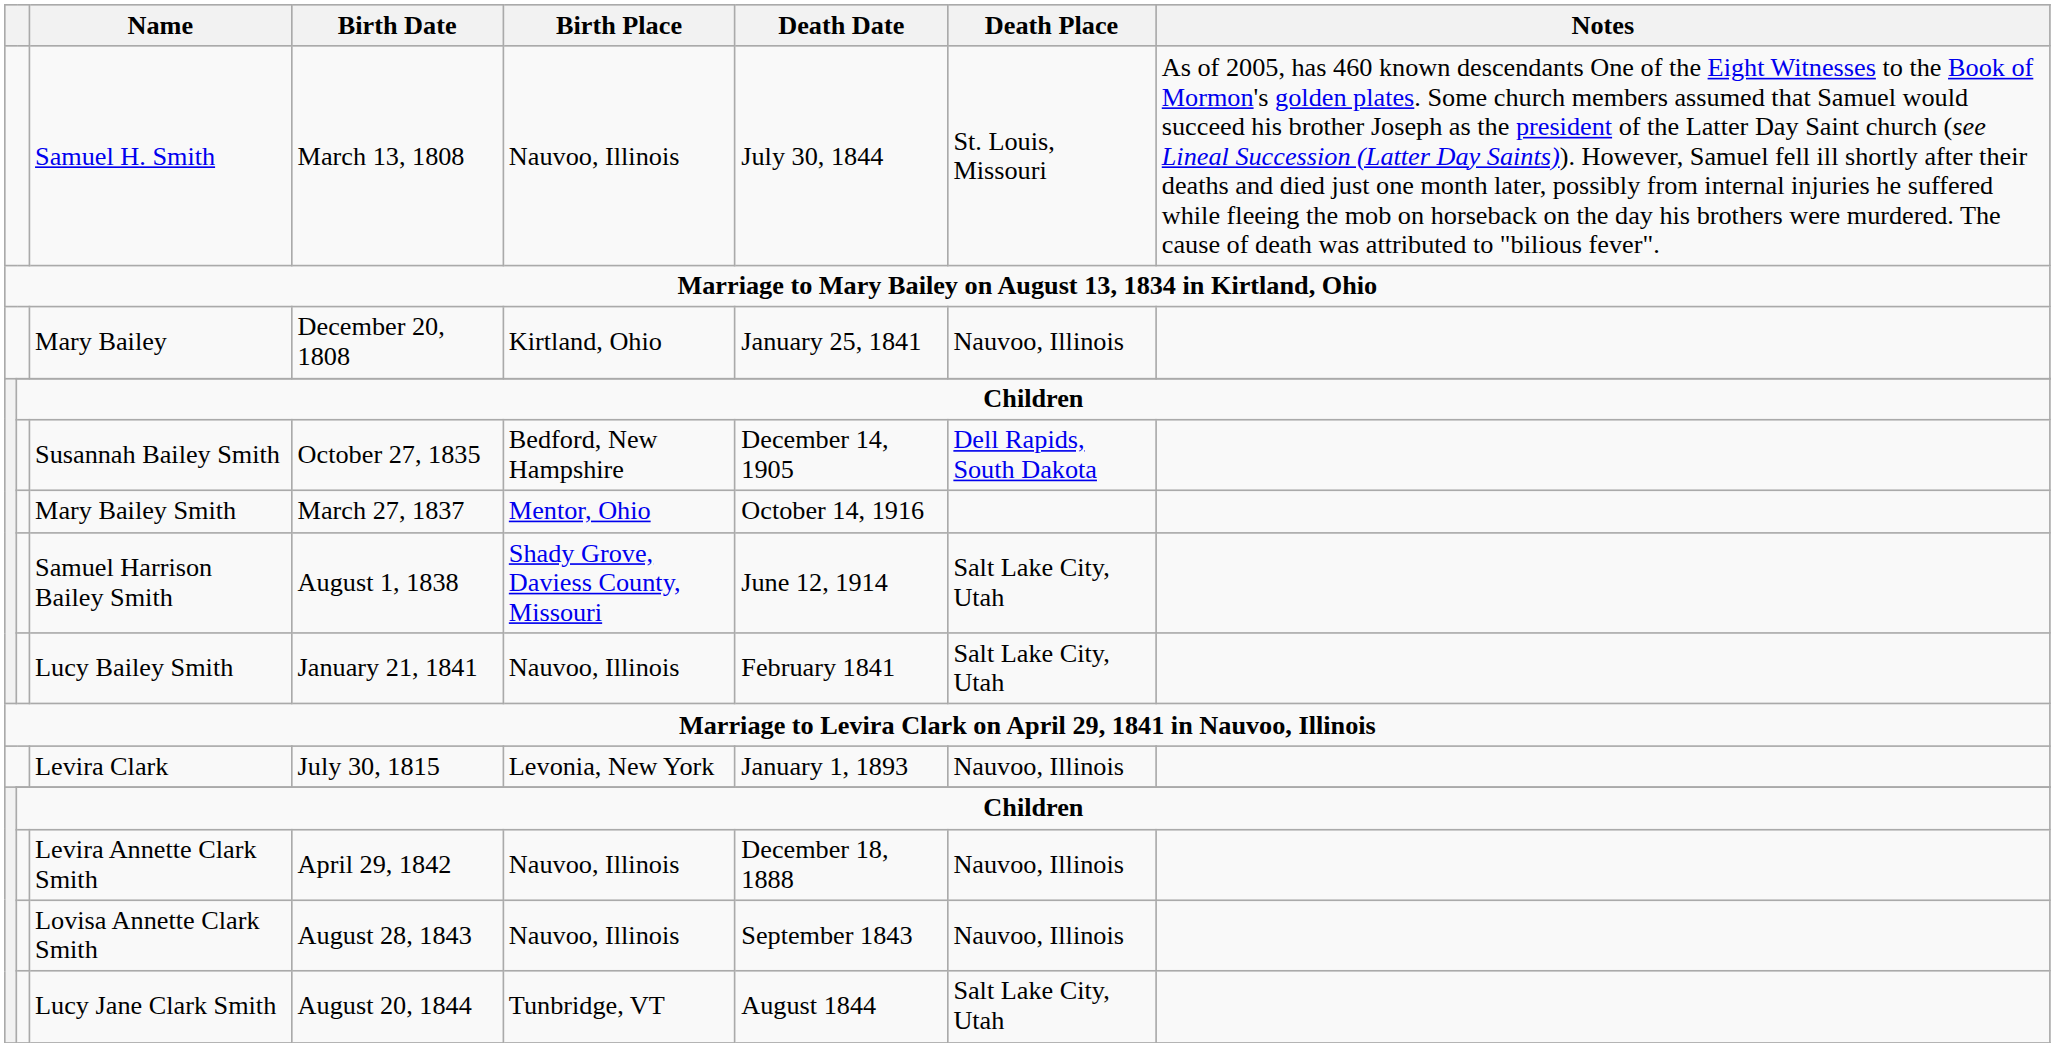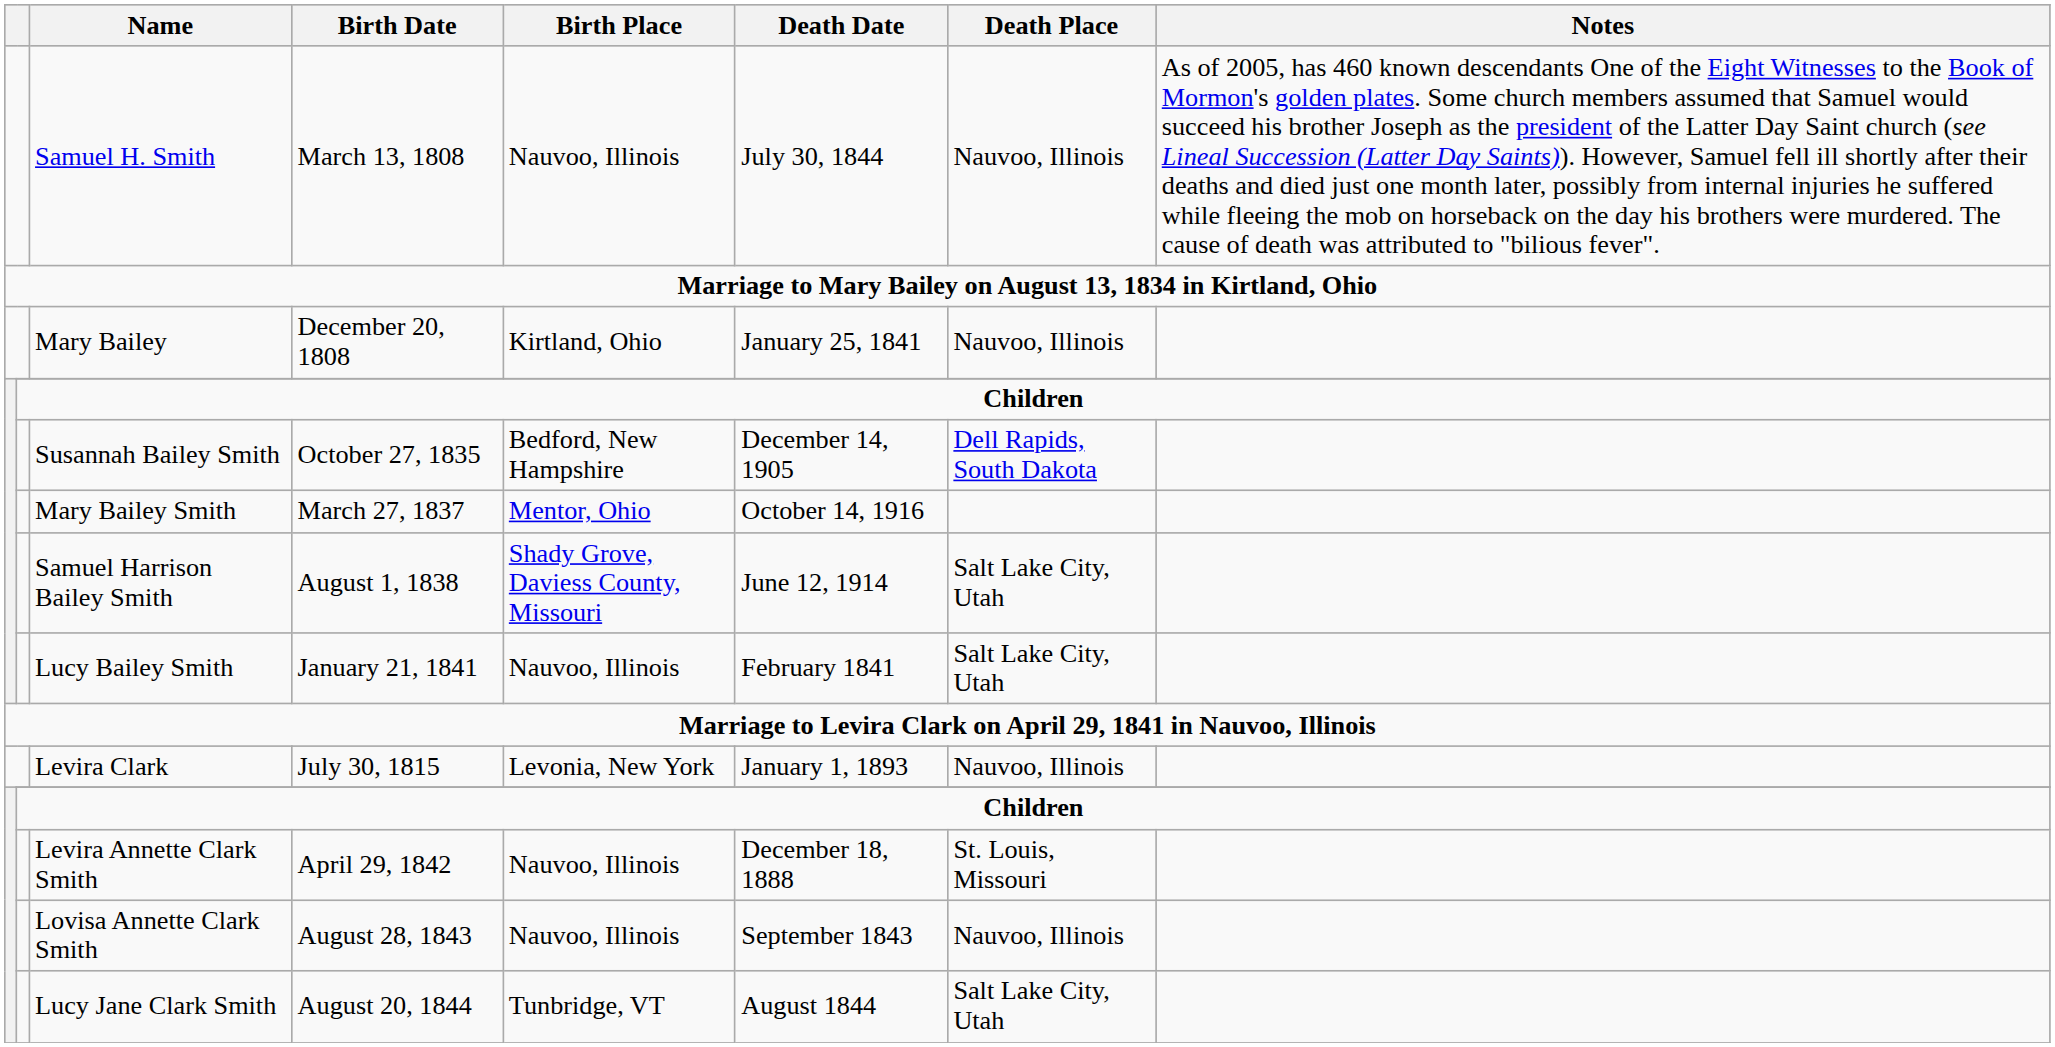(1004, 155) St. Louis, Missouri -> (1039, 155) Nauvoo, Illinois
(1039, 864) Nauvoo, Illinois -> (1004, 864) St. Louis, Missouri
